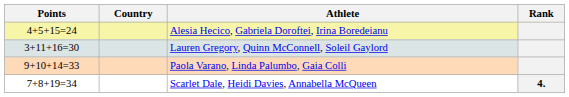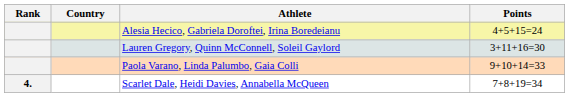columns swapped: (541, 13) <-> (52, 13)
